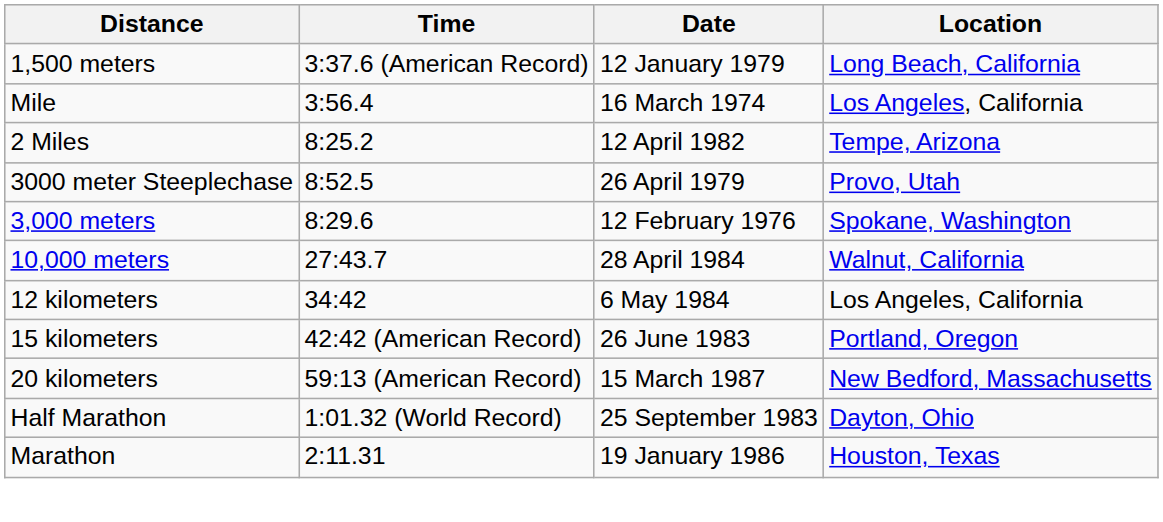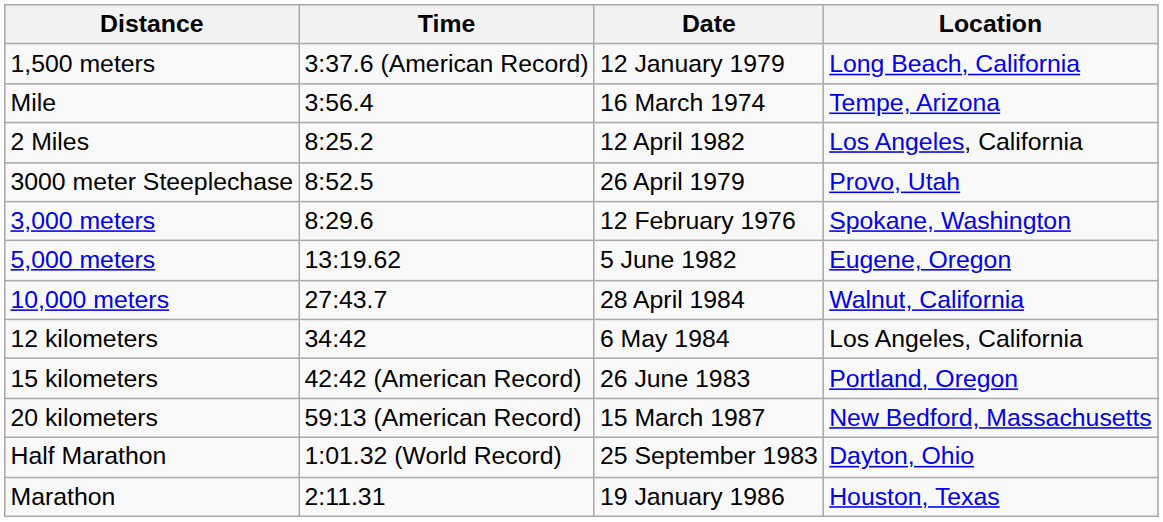(956, 102) Los Angeles, California -> (915, 102) Tempe, Arizona
(915, 142) Tempe, Arizona -> (956, 142) Los Angeles, California
+ row: (83, 260)
